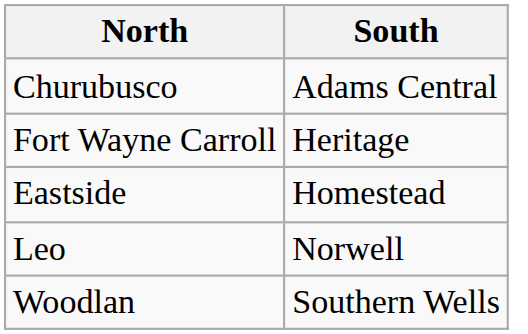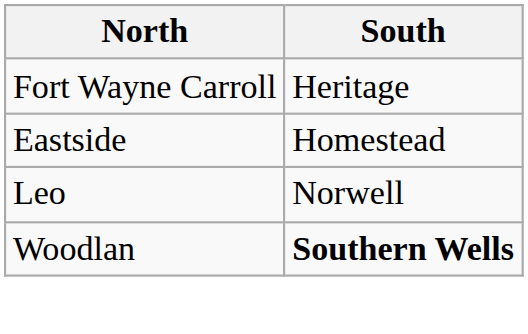- row: (95, 85)
(396, 301) normal -> (403, 247) bold
